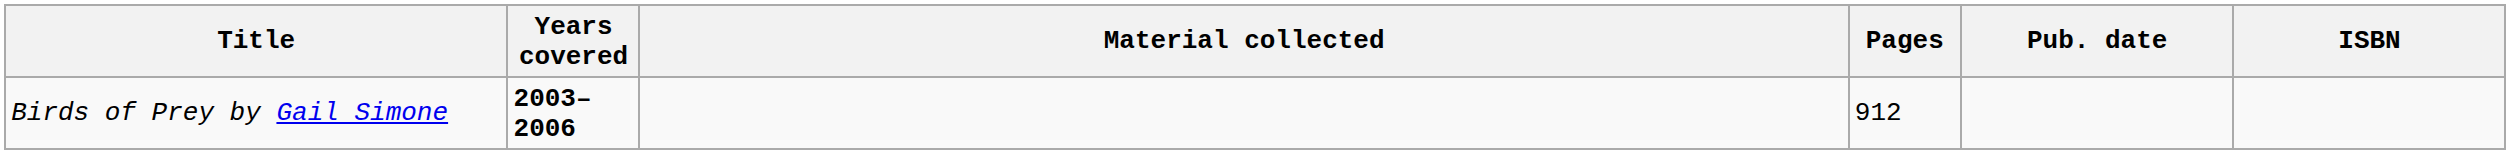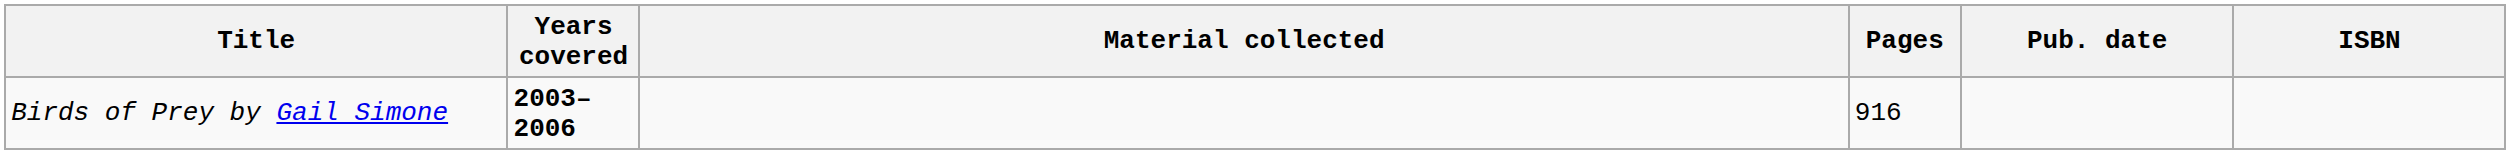(1878, 114) 912 -> (1878, 114) 916
